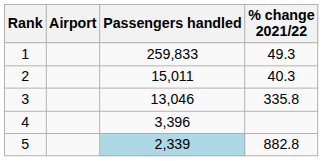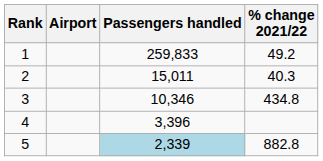(281, 54) 49.3 -> (281, 54) 49.2
(172, 99) 13,046 -> (172, 99) 10,346
(281, 99) 335.8 -> (281, 99) 434.8
